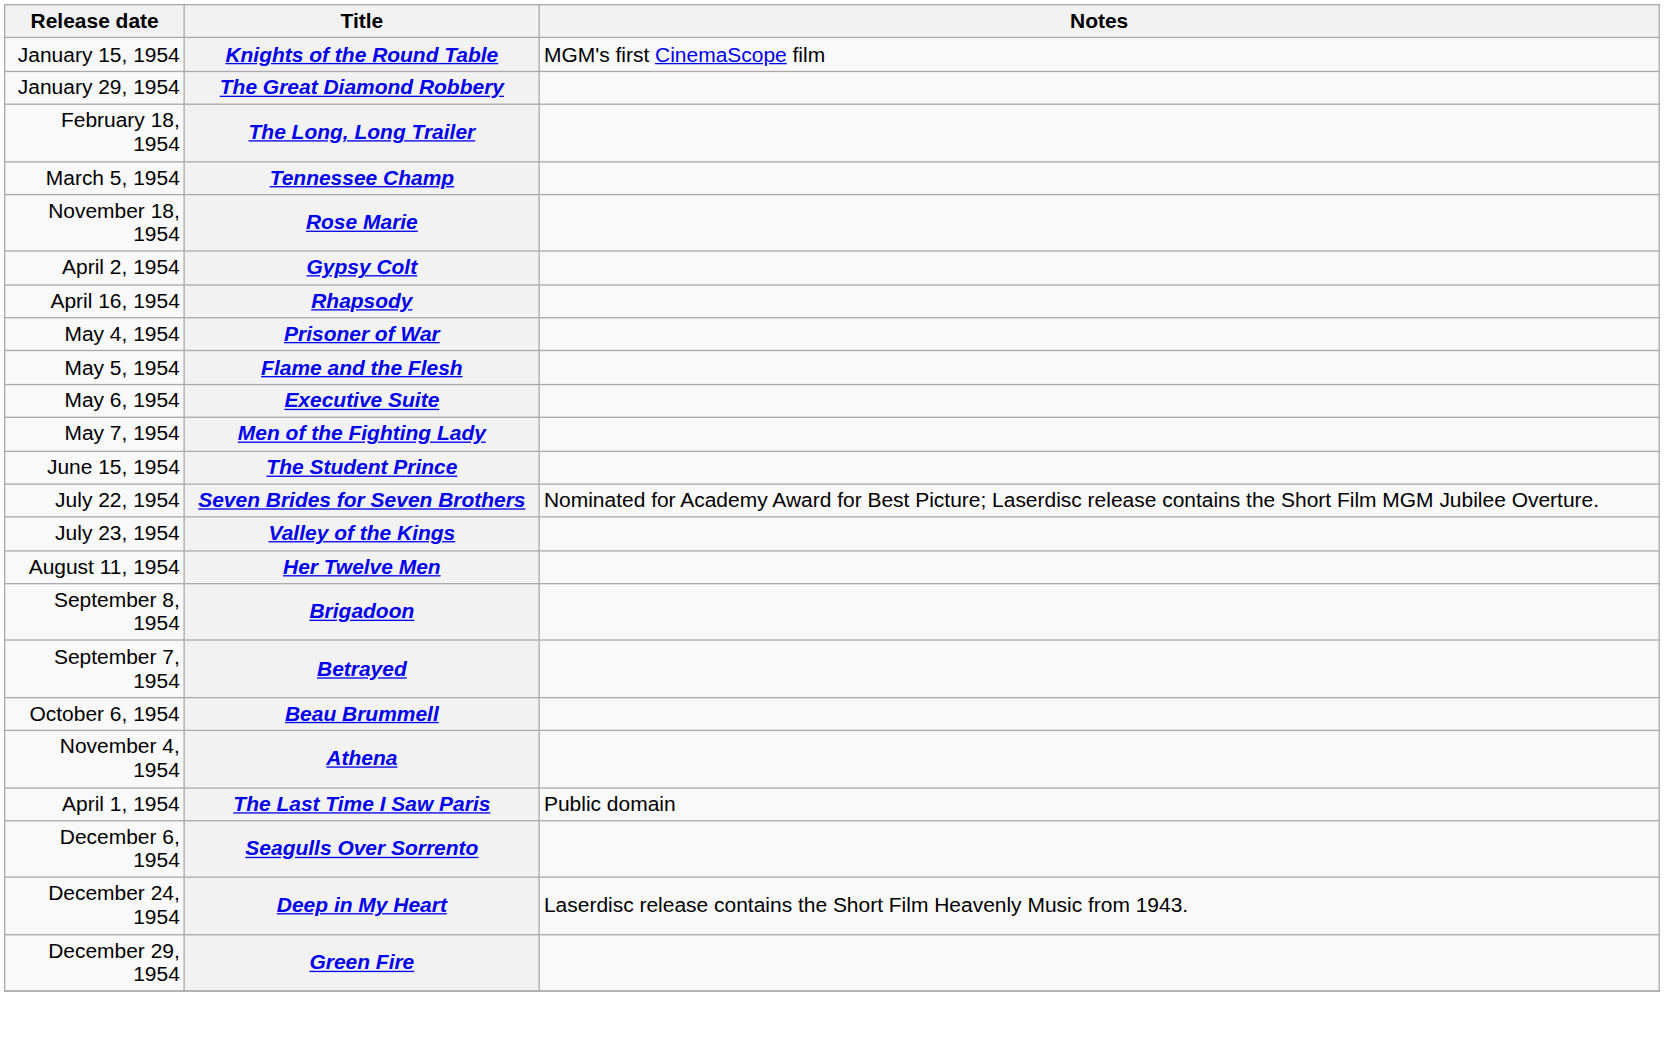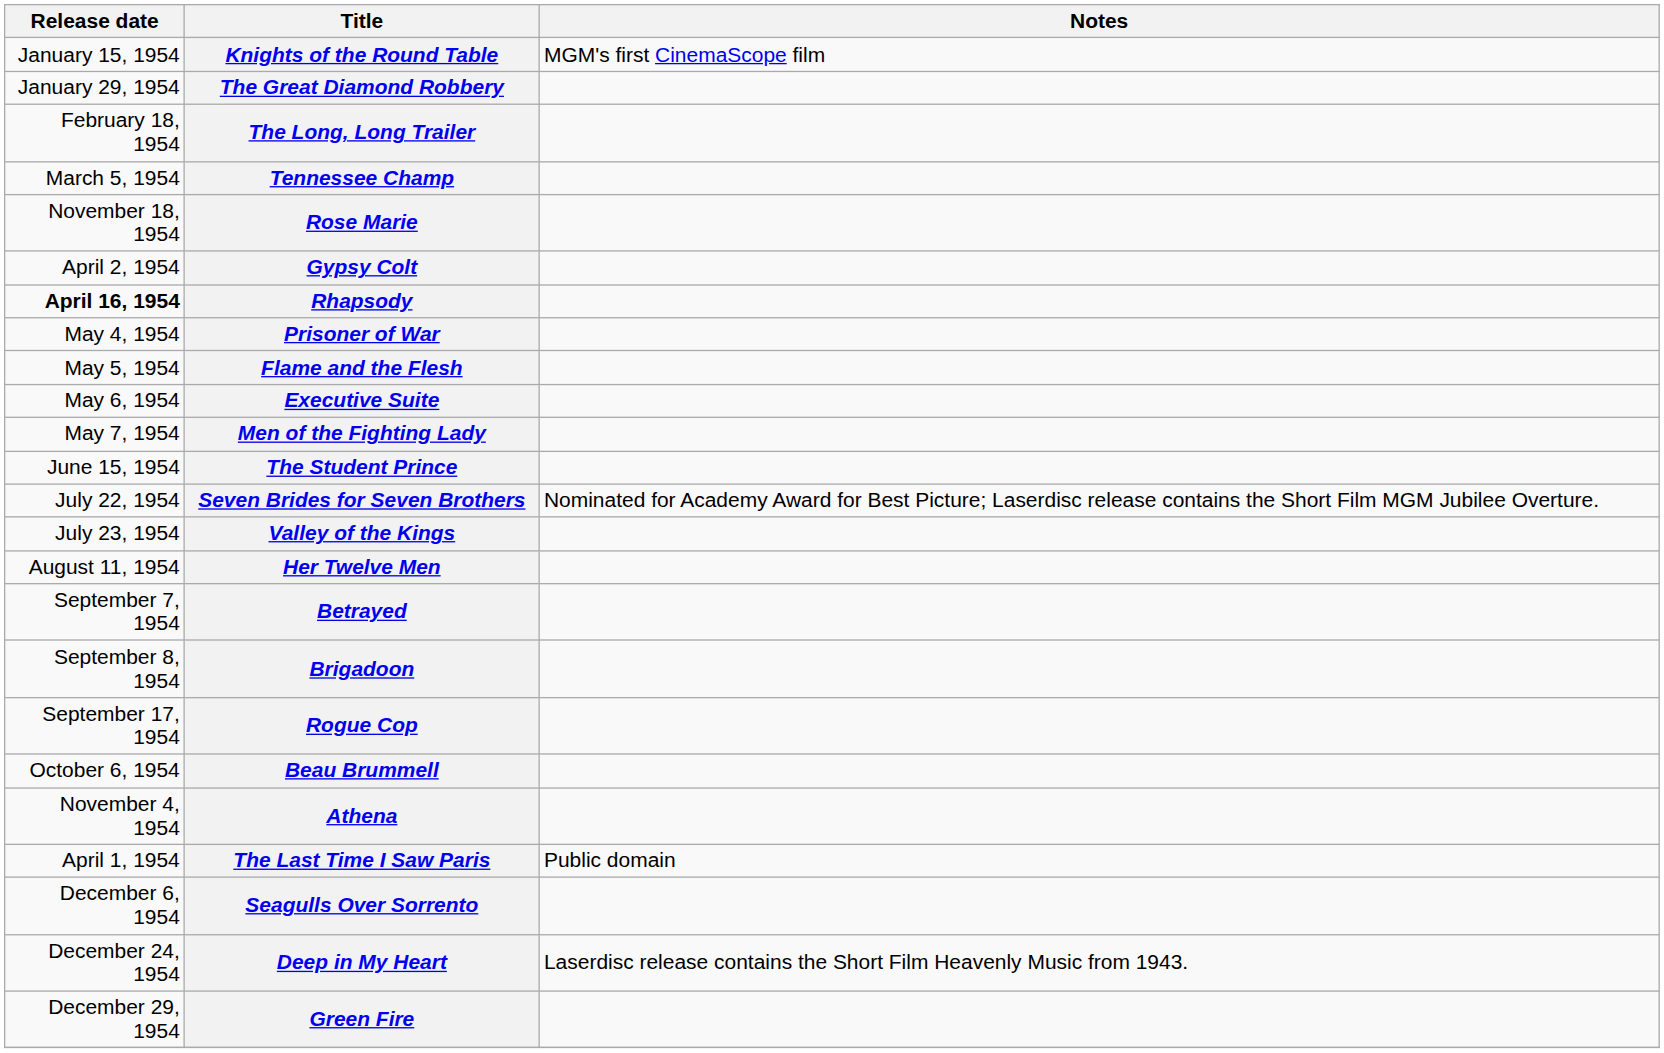(115, 300) normal -> (112, 300) bold
rows swapped: (362, 668) <-> (362, 611)
+ row: (362, 725)
